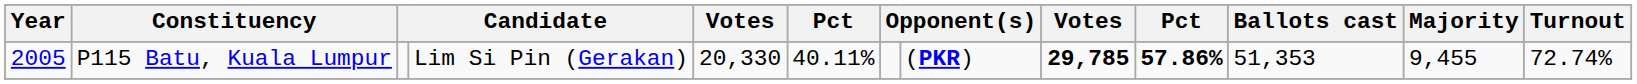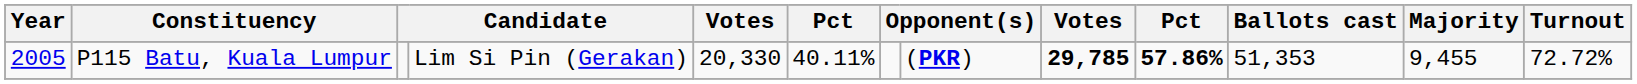(1571, 60) 72.74% -> (1571, 60) 72.72%
